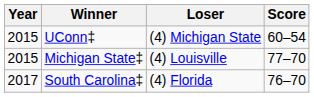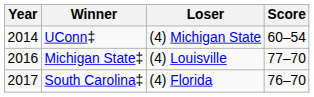(23, 37) 2015 -> (23, 37) 2014
(23, 59) 2015 -> (23, 59) 2016
